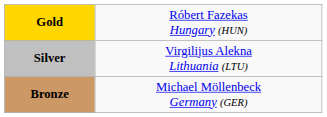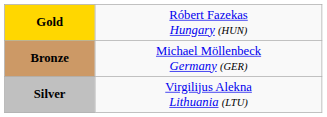rows swapped: (50, 58) <-> (50, 94)
